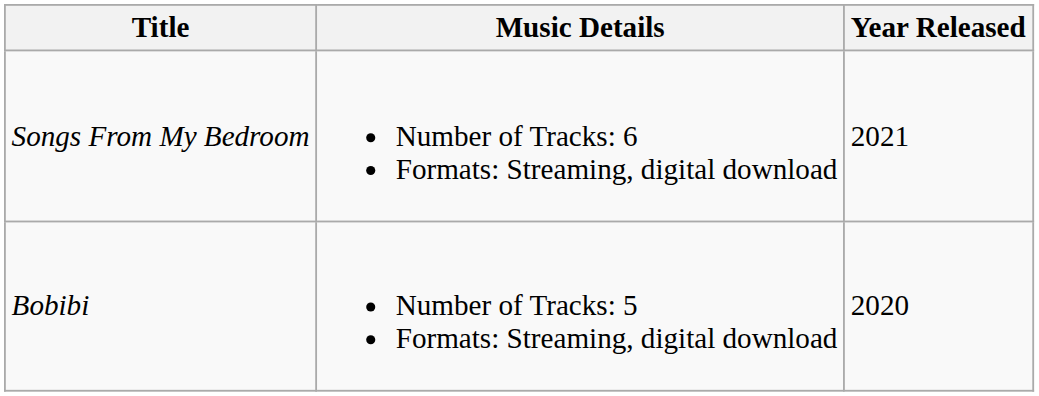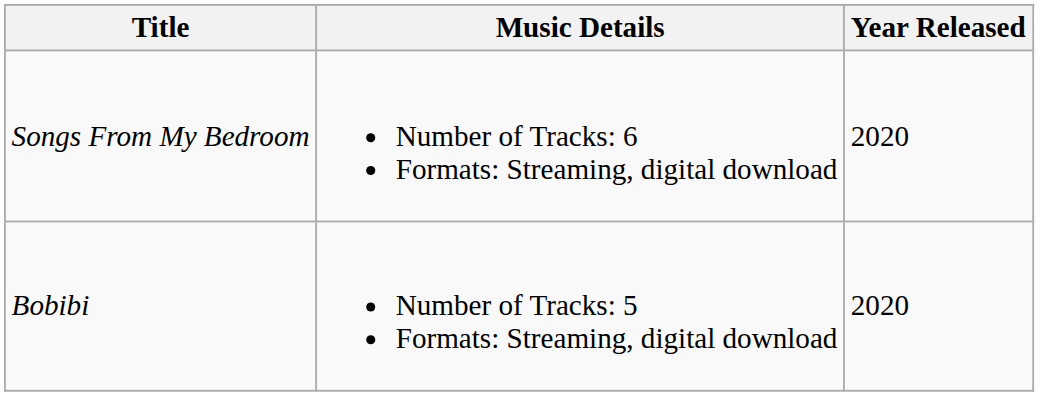(880, 135) 2021 -> (880, 135) 2020
